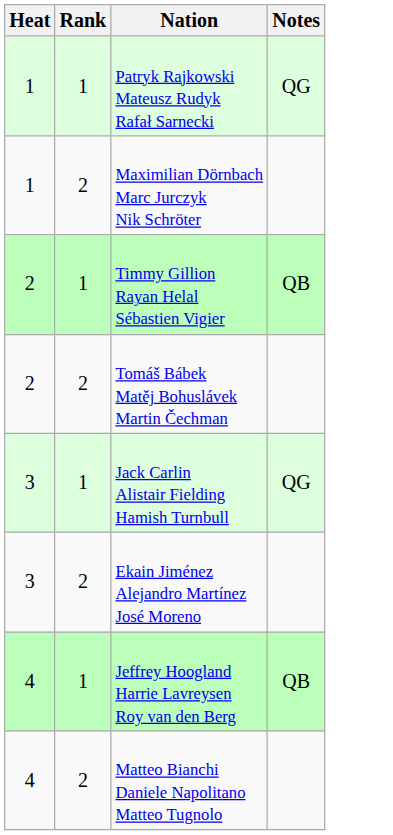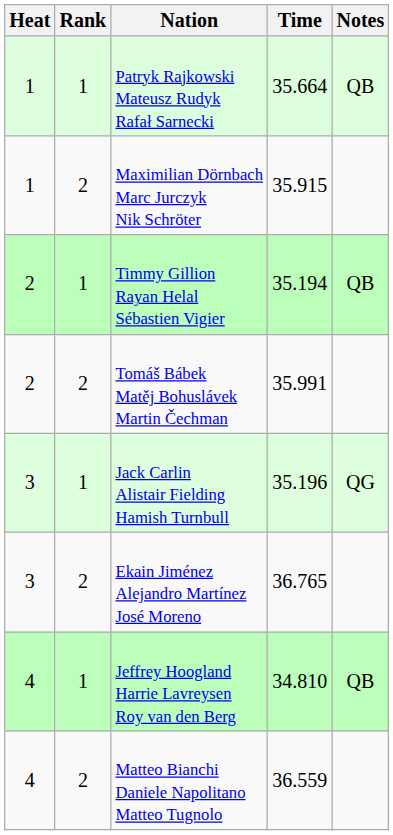+ column: (300, 20)
(296, 85) QG -> (360, 85) QB
